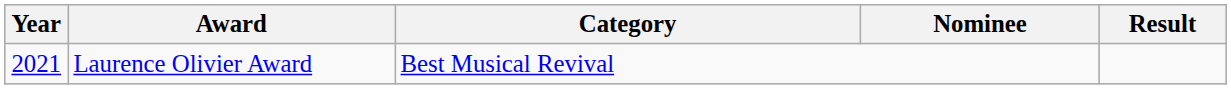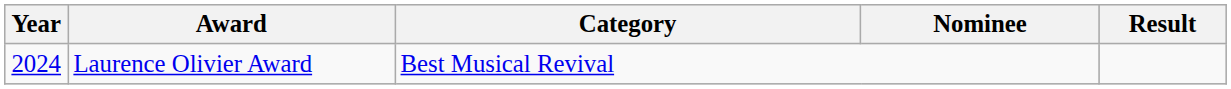(36, 63) 2021 -> (36, 63) 2024
